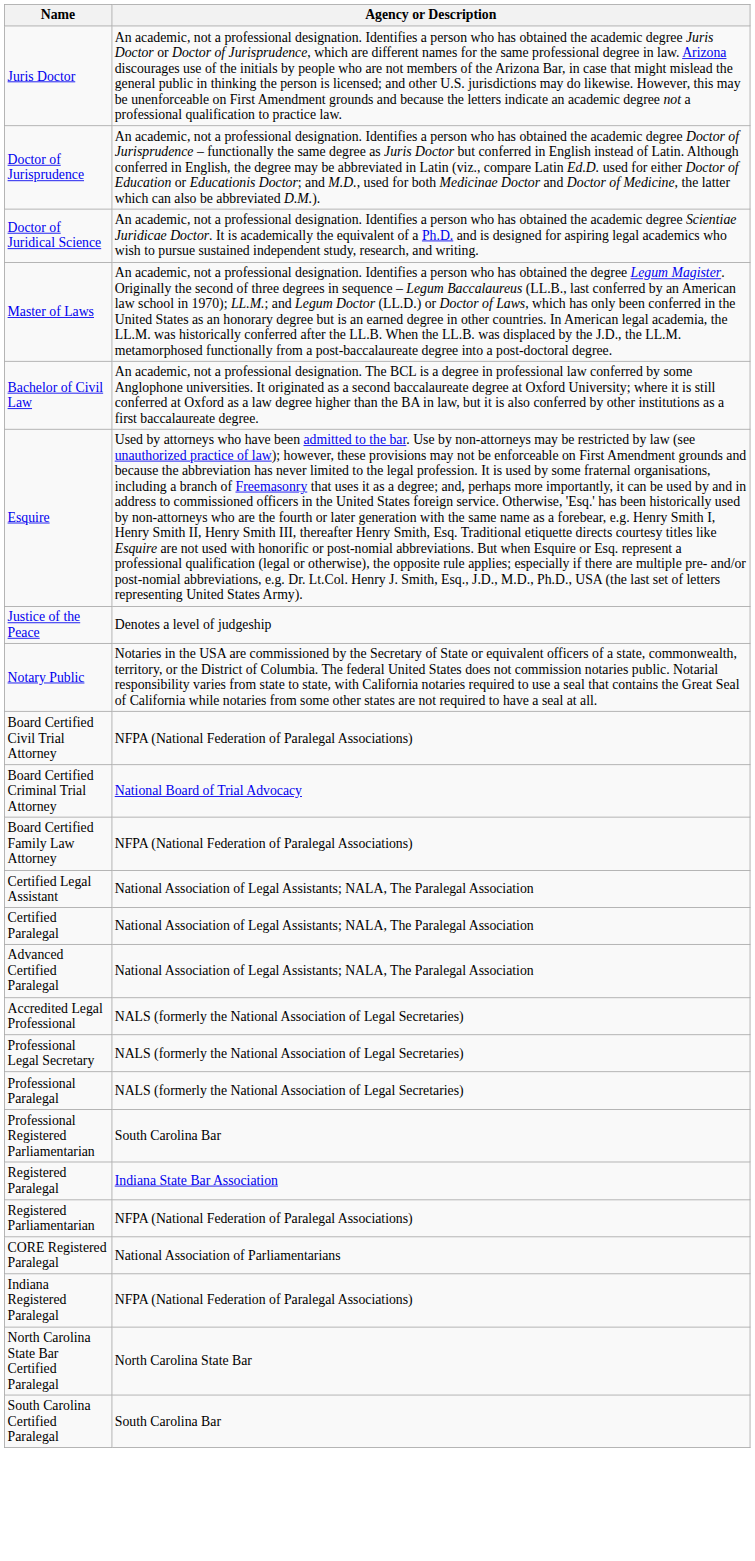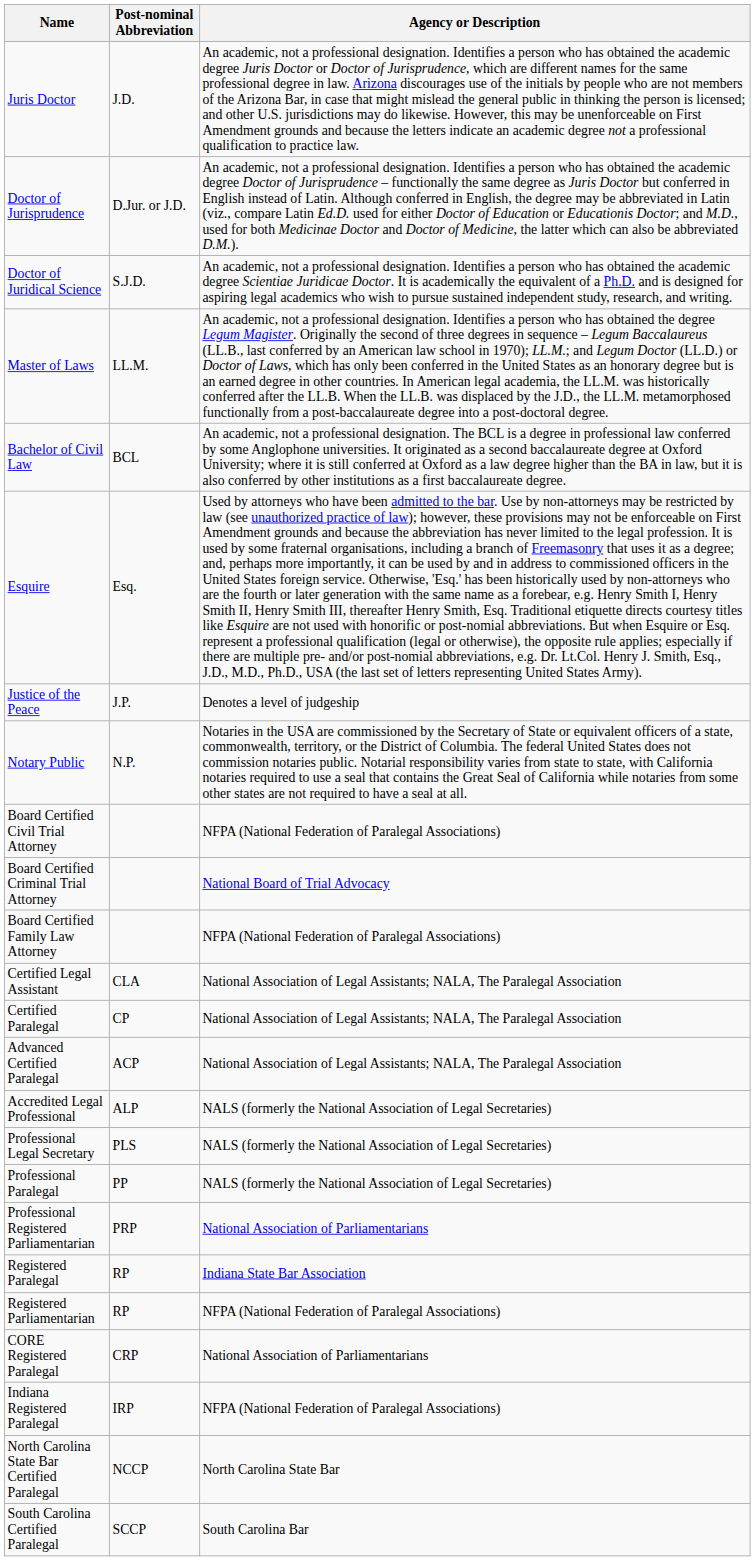+ column: (154, 23)
(168, 1135) South Carolina Bar -> (315, 1228) National Association of Parliamentarians
